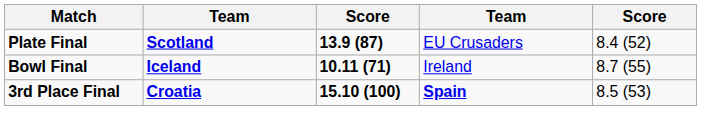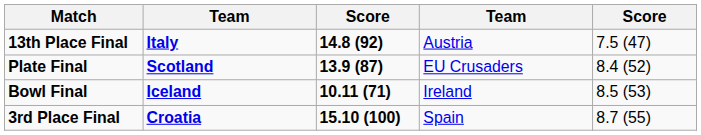+ row: (68, 42)
(624, 67) 8.7 (55) -> (624, 92) 8.5 (53)
(445, 92) bold -> (444, 117) normal
(624, 92) 8.5 (53) -> (624, 117) 8.7 (55)
